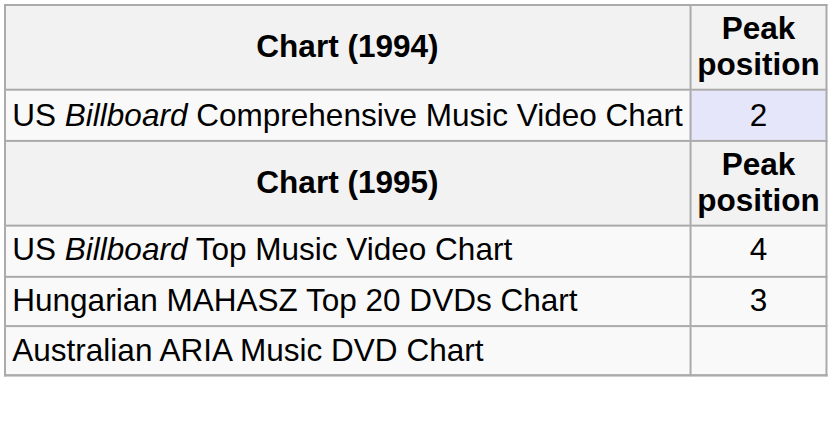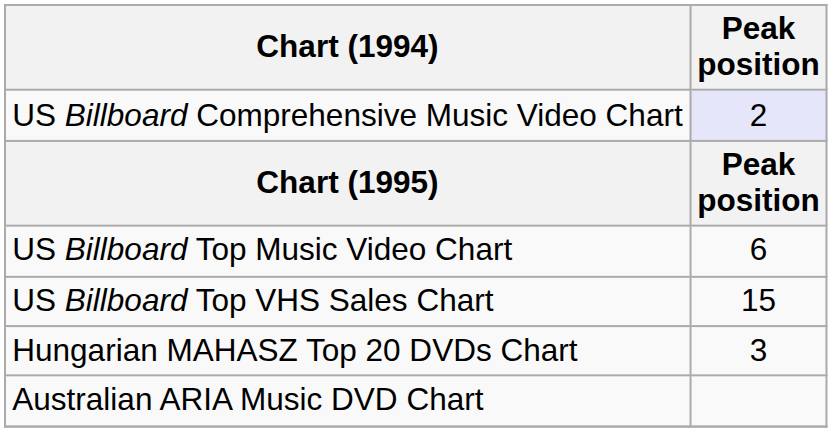(758, 250) 4 -> (758, 250) 6
+ row: (253, 300)
